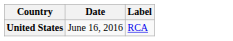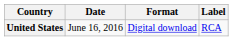+ column: (162, 12)
